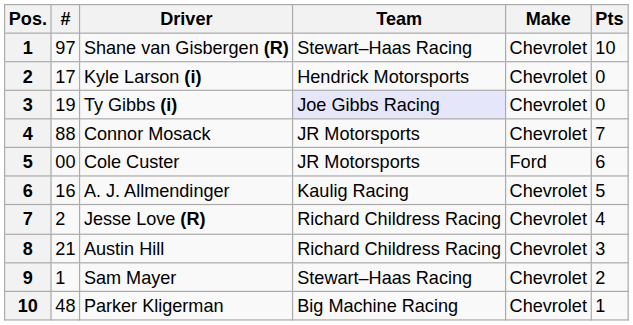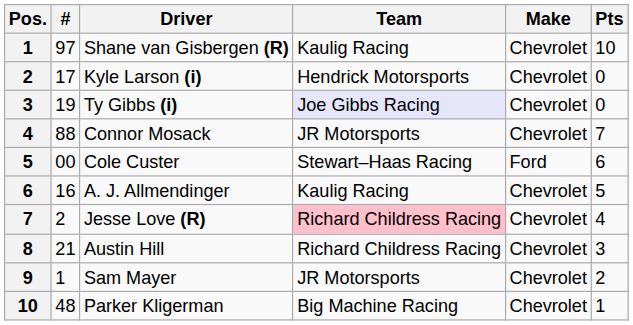(385, 48) Stewart–Haas Racing -> (353, 48) Kaulig Racing
(359, 162) JR Motorsports -> (385, 162) Stewart–Haas Racing
(399, 220) no background -> (399, 220) pink background
(385, 277) Stewart–Haas Racing -> (359, 277) JR Motorsports
